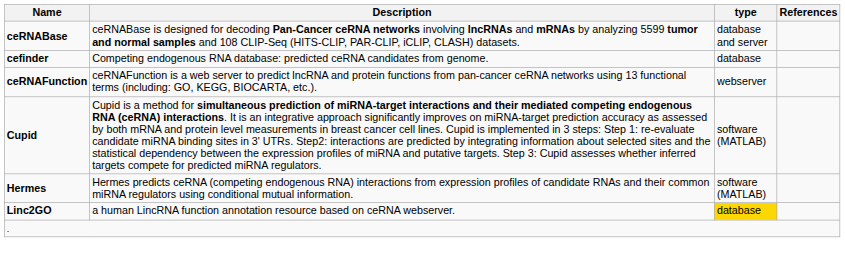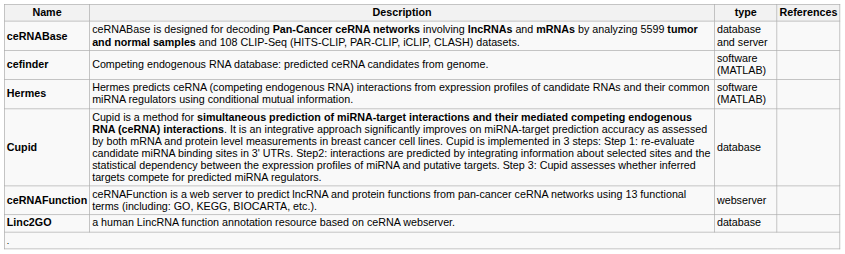(739, 59) database -> (742, 65) software (MATLAB)
rows swapped: (47, 82) <-> (26, 188)
(742, 135) software (MATLAB) -> (739, 147) database
(739, 211) gold background -> (739, 223) no background
